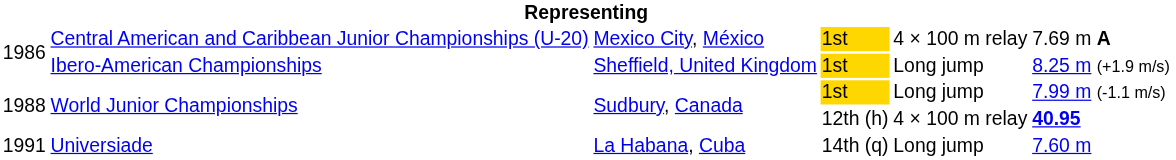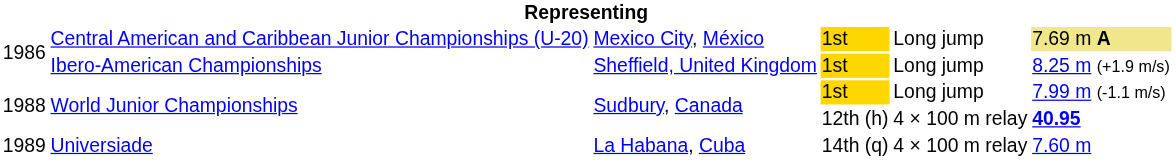(960, 39) 4 × 100 m relay -> (939, 39) Long jump
(1071, 39) no background -> (1071, 39) khaki background
(24, 145) 1991 -> (24, 145) 1989
(939, 145) Long jump -> (960, 145) 4 × 100 m relay
